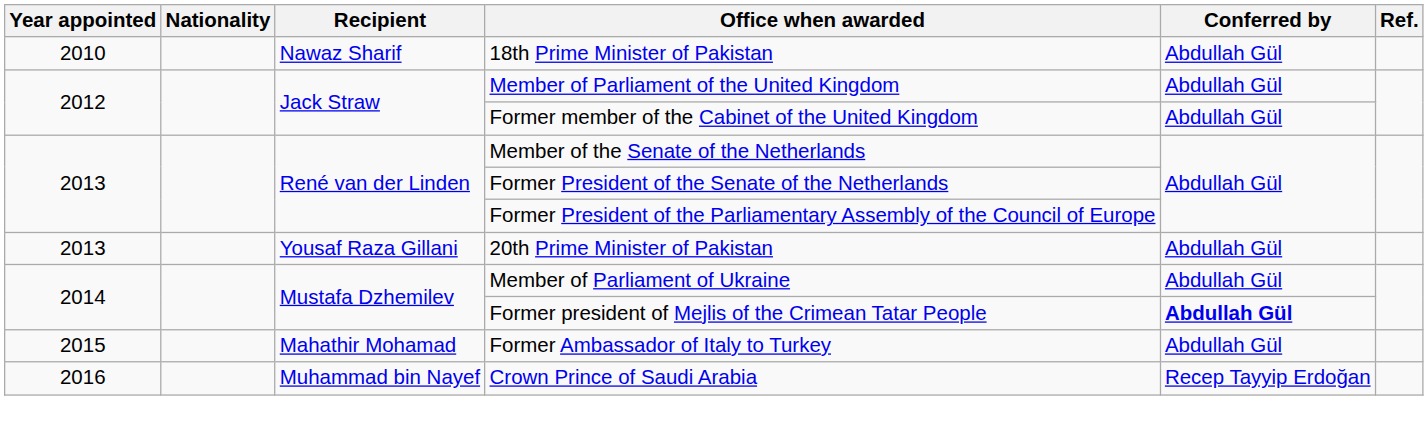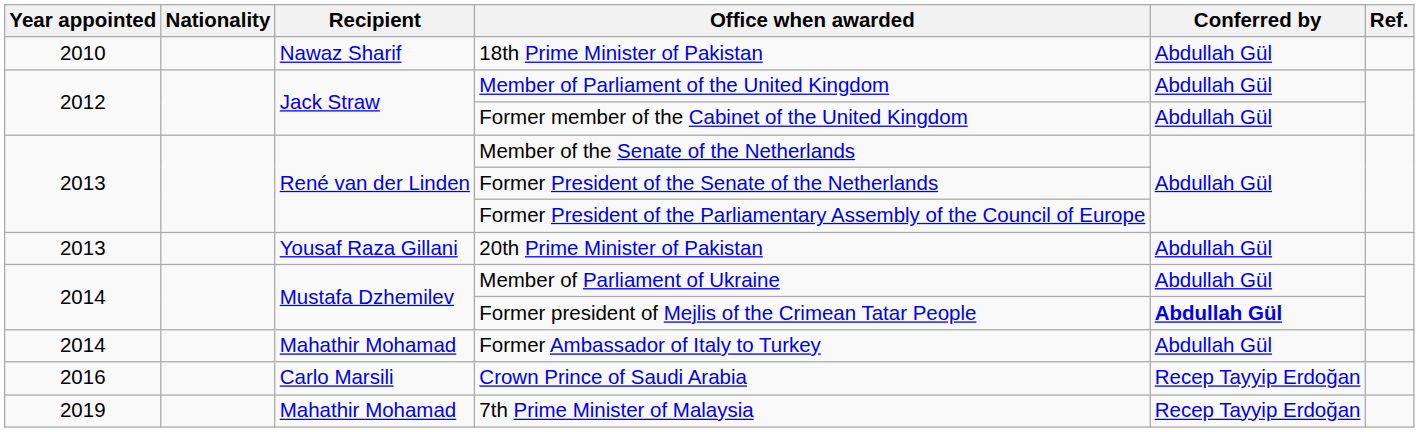(83, 345) 2015 -> (83, 345) 2014
(380, 378) Muhammad bin Nayef -> (337, 378) Carlo Marsili
+ row: (617, 410)
